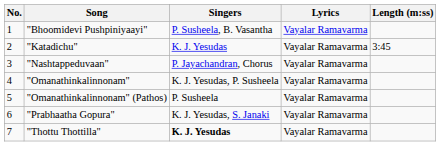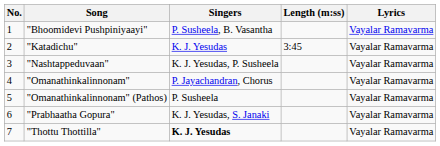columns swapped: (325, 13) <-> (403, 13)
(222, 64) P. Jayachandran, Chorus -> (225, 64) K. J. Yesudas, P. Susheela
(225, 81) K. J. Yesudas, P. Susheela -> (222, 81) P. Jayachandran, Chorus
